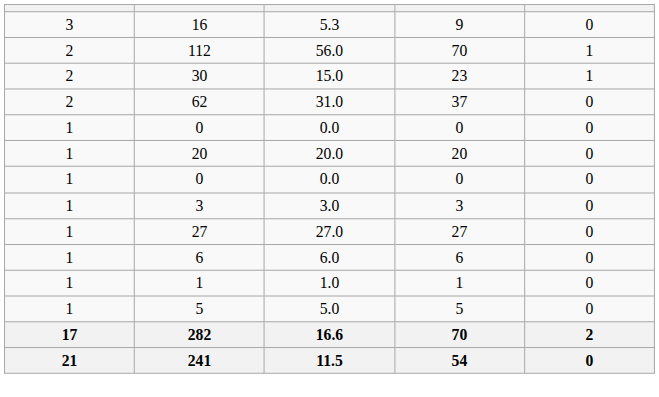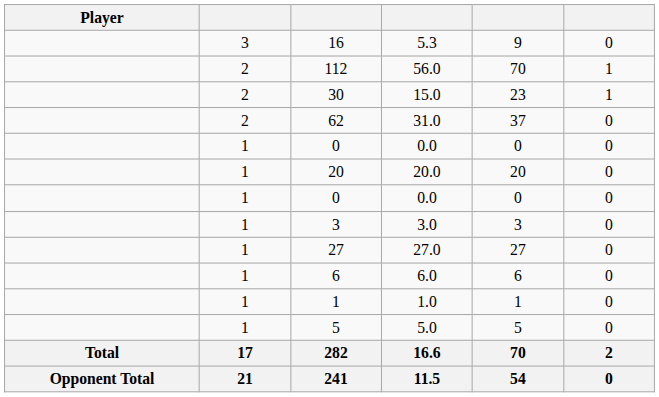+ column: (102, 17)
